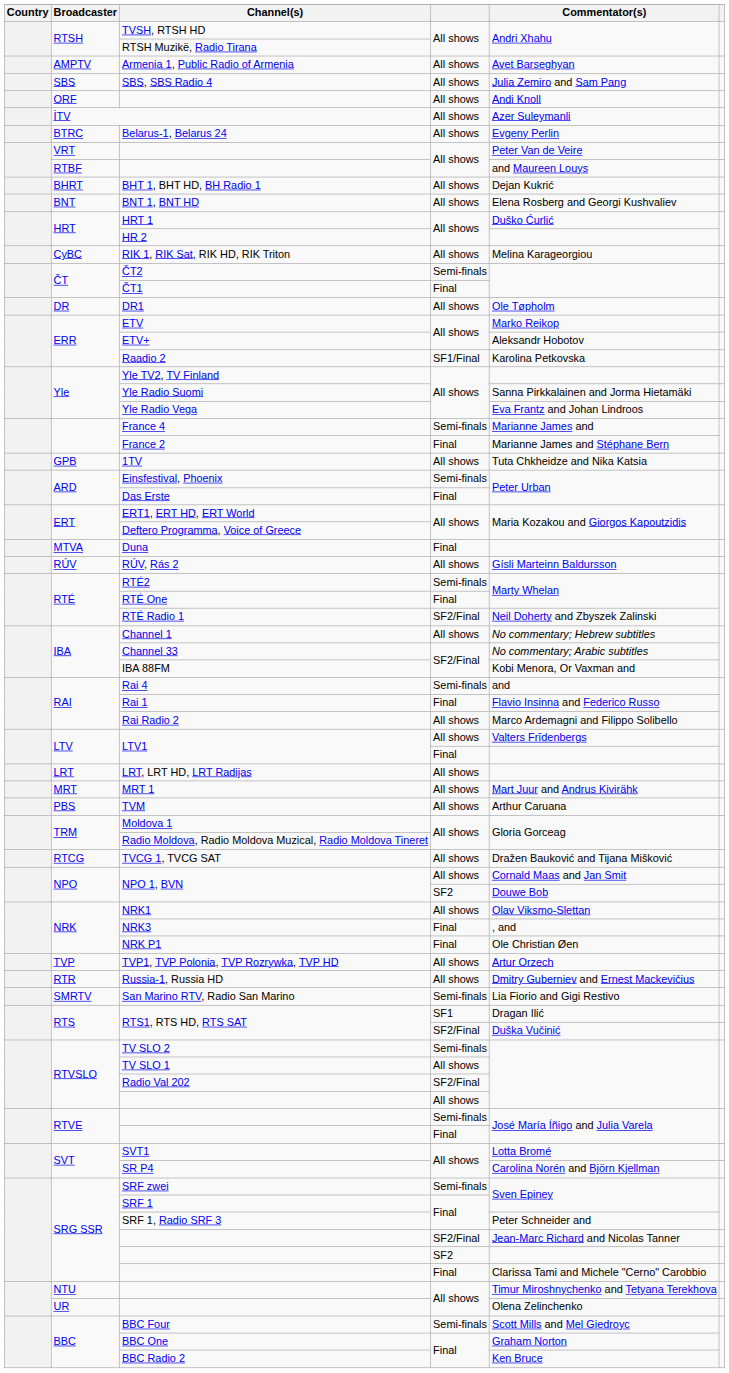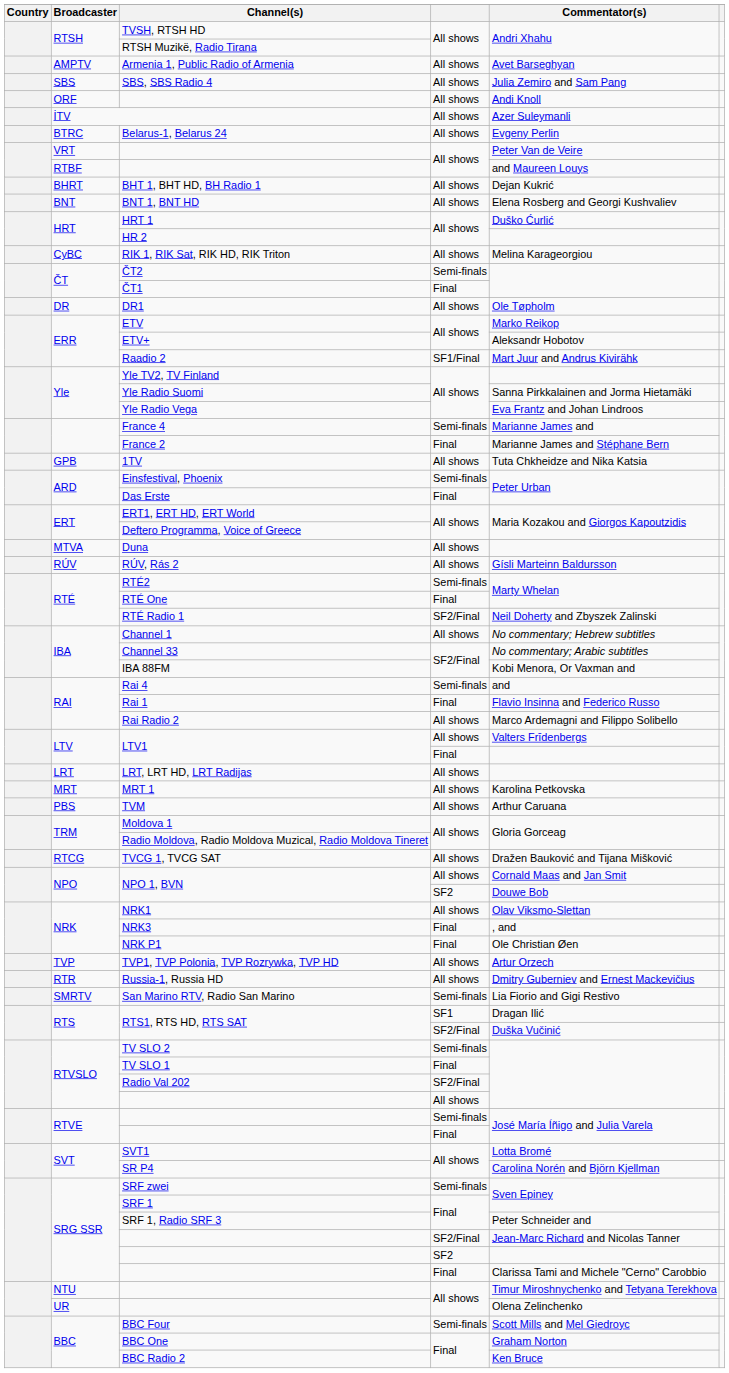(539, 358) Karolina Petkovska -> (565, 358) Mart Juur and Andrus Kivirähk
(445, 548) Final -> (456, 548) All shows
(565, 789) Mart Juur and Andrus Kivirähk -> (539, 789) Karolina Petkovska
(456, 1065) All shows -> (445, 1065) Final
